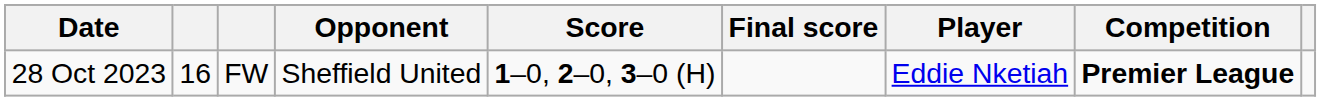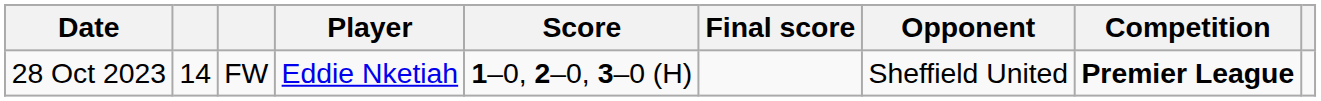columns swapped: (980, 28) <-> (381, 28)
(195, 73) 16 -> (195, 73) 14
